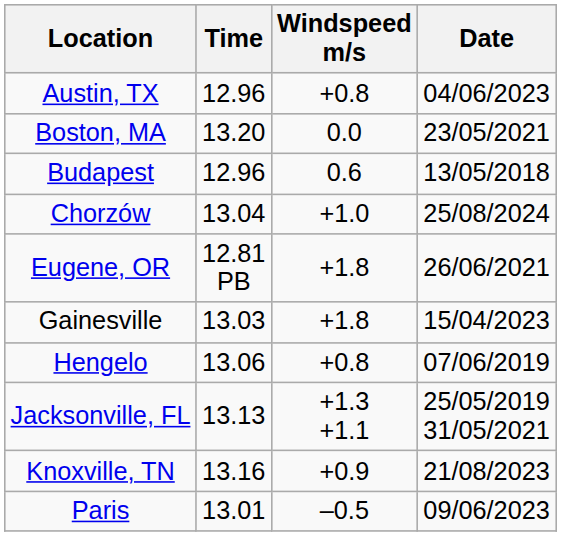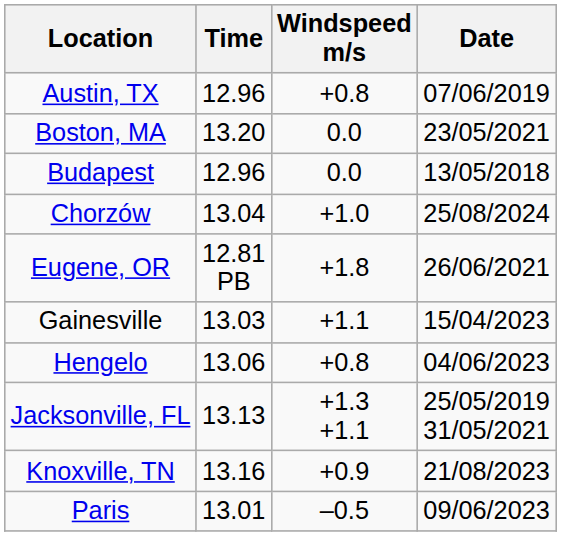(487, 93) 04/06/2023 -> (487, 93) 07/06/2019
(344, 173) 0.6 -> (344, 173) 0.0
(344, 321) +1.8 -> (344, 321) +1.1
(487, 362) 07/06/2019 -> (487, 362) 04/06/2023
